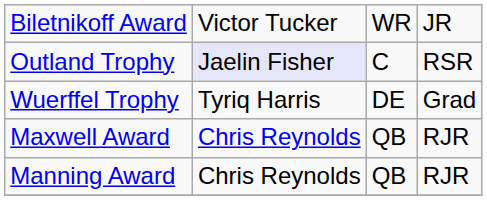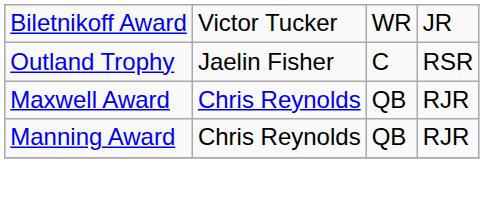(266, 61) lavender background -> (266, 61) no background
- row: (95, 99)
